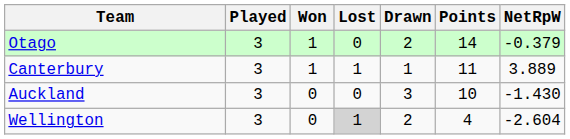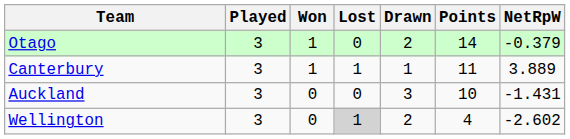(532, 95) -1.430 -> (532, 95) -1.431
(532, 121) -2.604 -> (532, 121) -2.602
